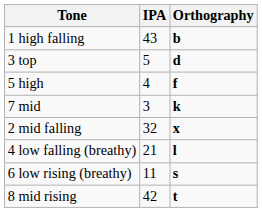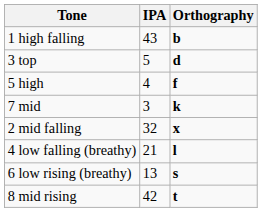(150, 173) 11 -> (150, 173) 13
